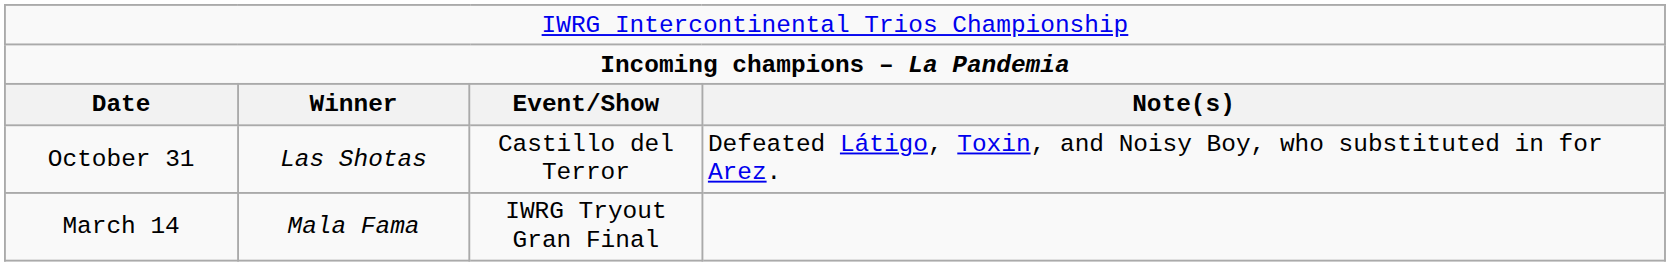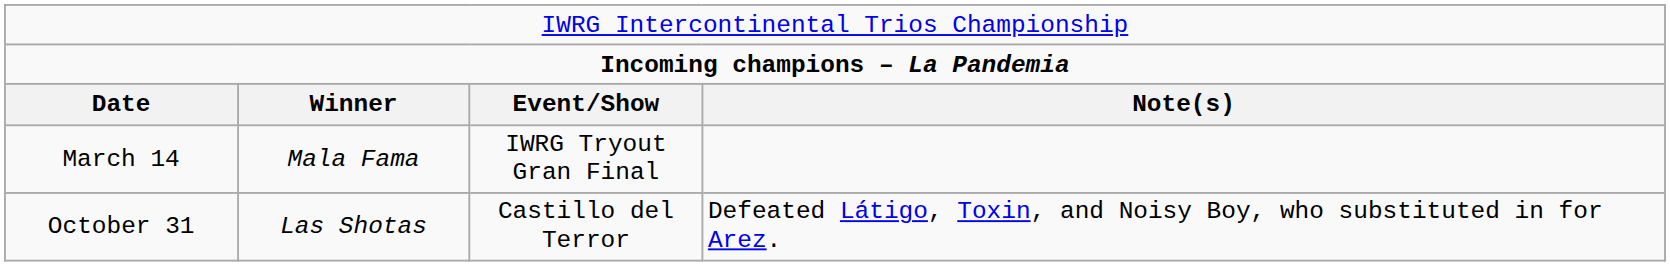rows swapped: (121, 226) <-> (121, 158)
